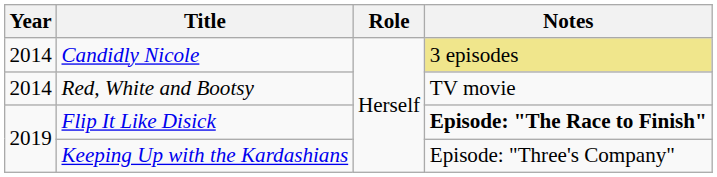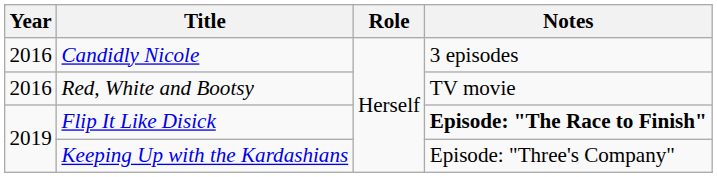(31, 54) 2014 -> (31, 54) 2016
(474, 54) khaki background -> (474, 54) no background
(31, 88) 2014 -> (31, 88) 2016
